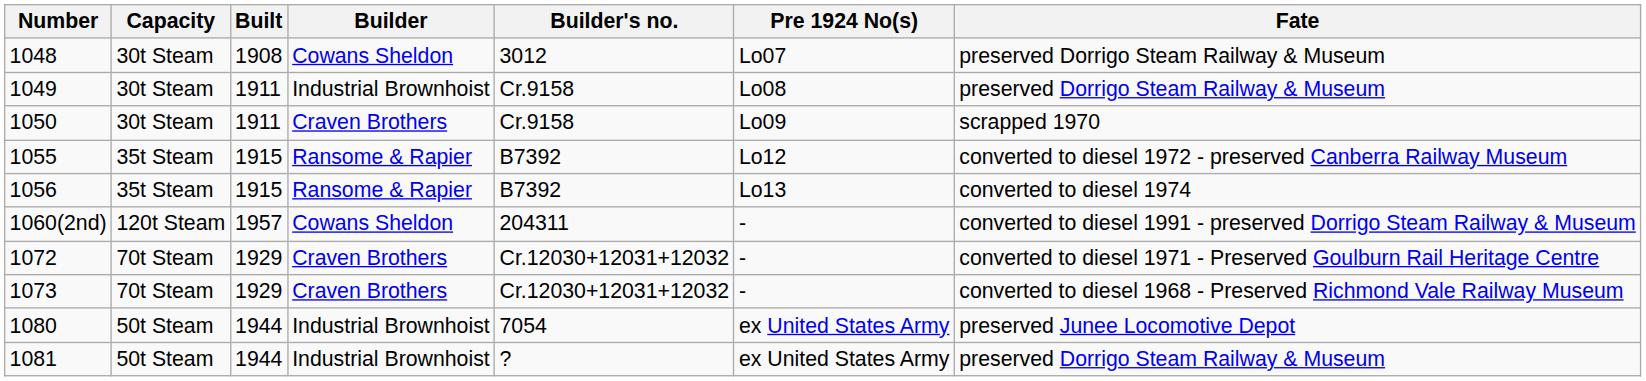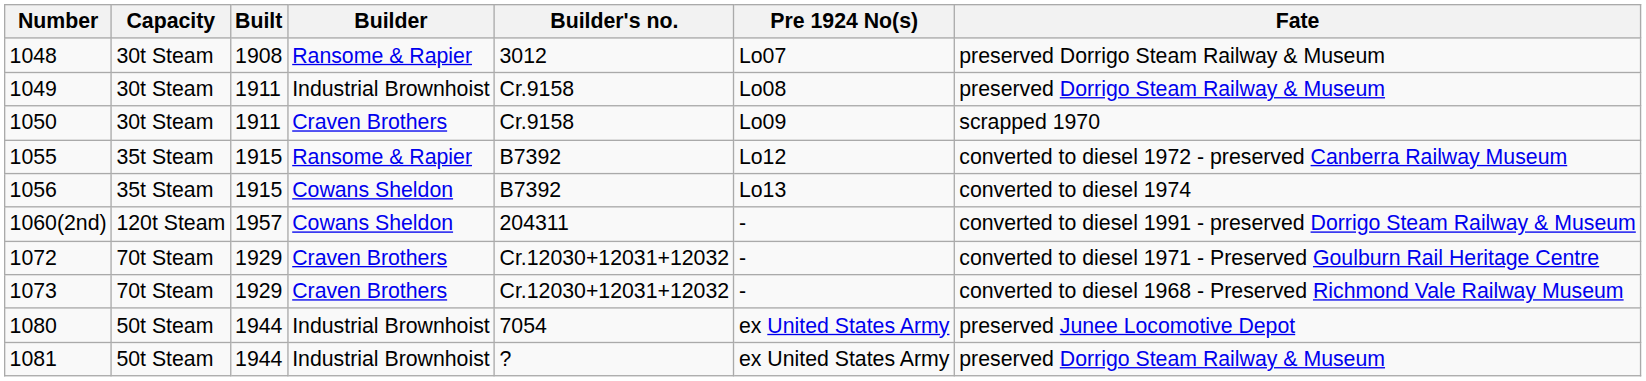(373, 55) Cowans Sheldon -> (382, 55) Ransome & Rapier
(382, 190) Ransome & Rapier -> (373, 190) Cowans Sheldon
